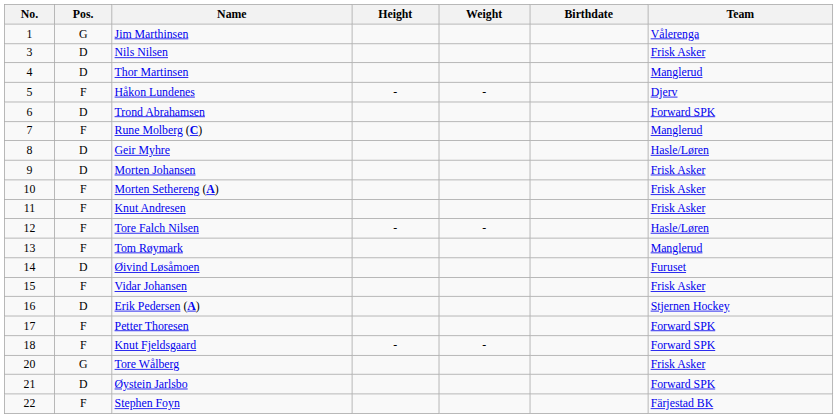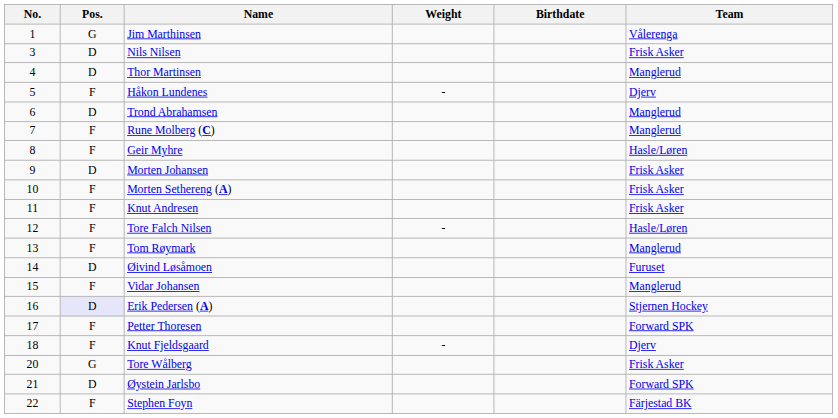- column: (395, 14)
(683, 112) Forward SPK -> (655, 112) Manglerud
(83, 150) D -> (92, 150) F
(678, 287) Frisk Asker -> (655, 287) Manglerud
(83, 306) no background -> (92, 306) lavender background
(683, 345) Forward SPK -> (642, 345) Djerv
